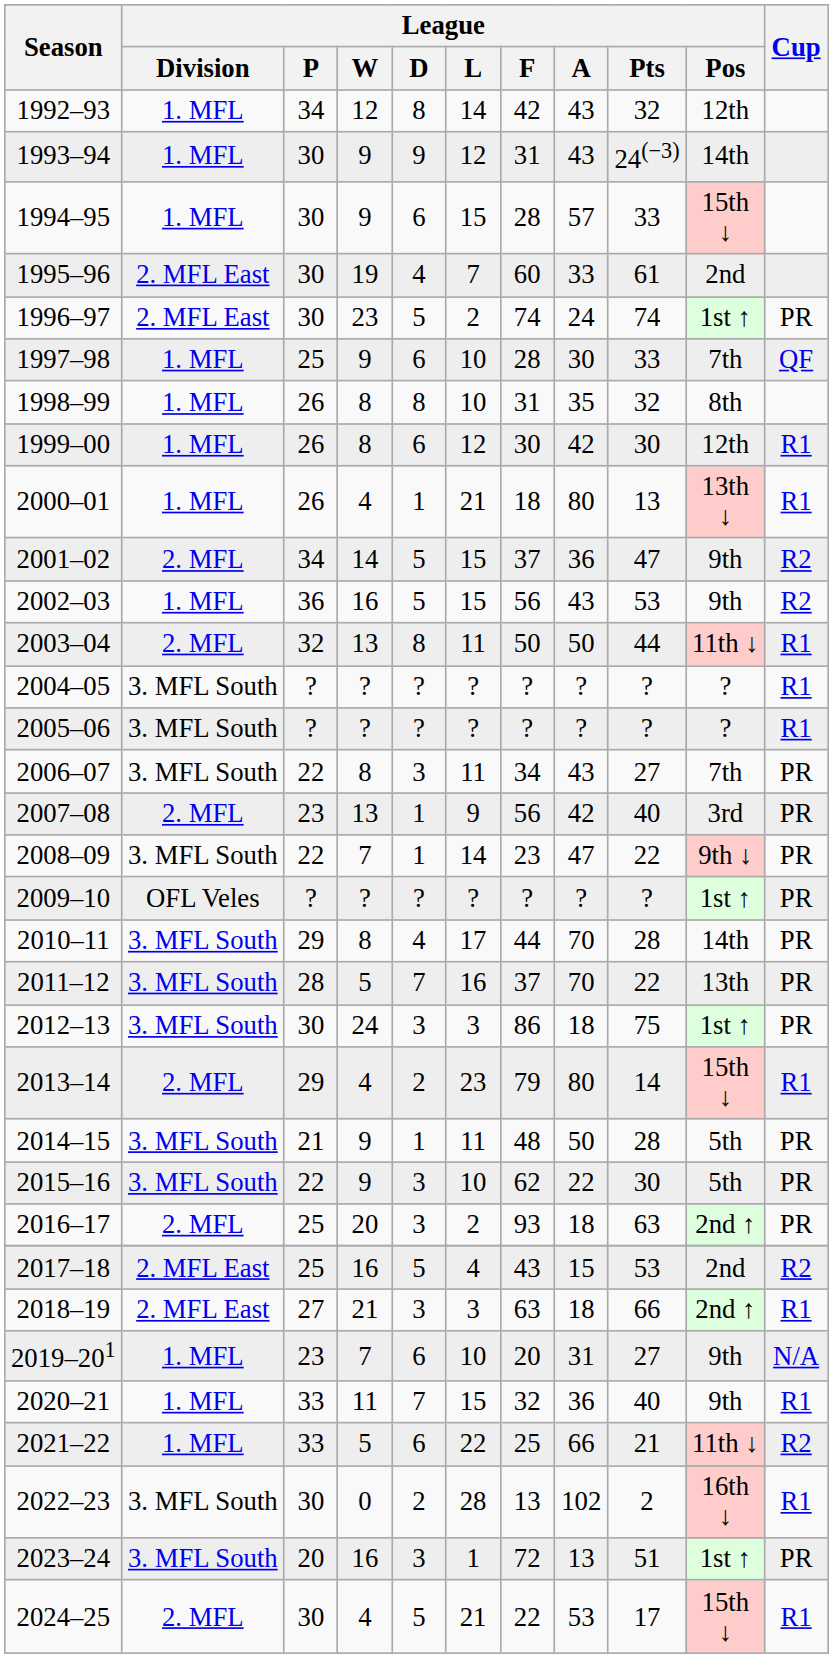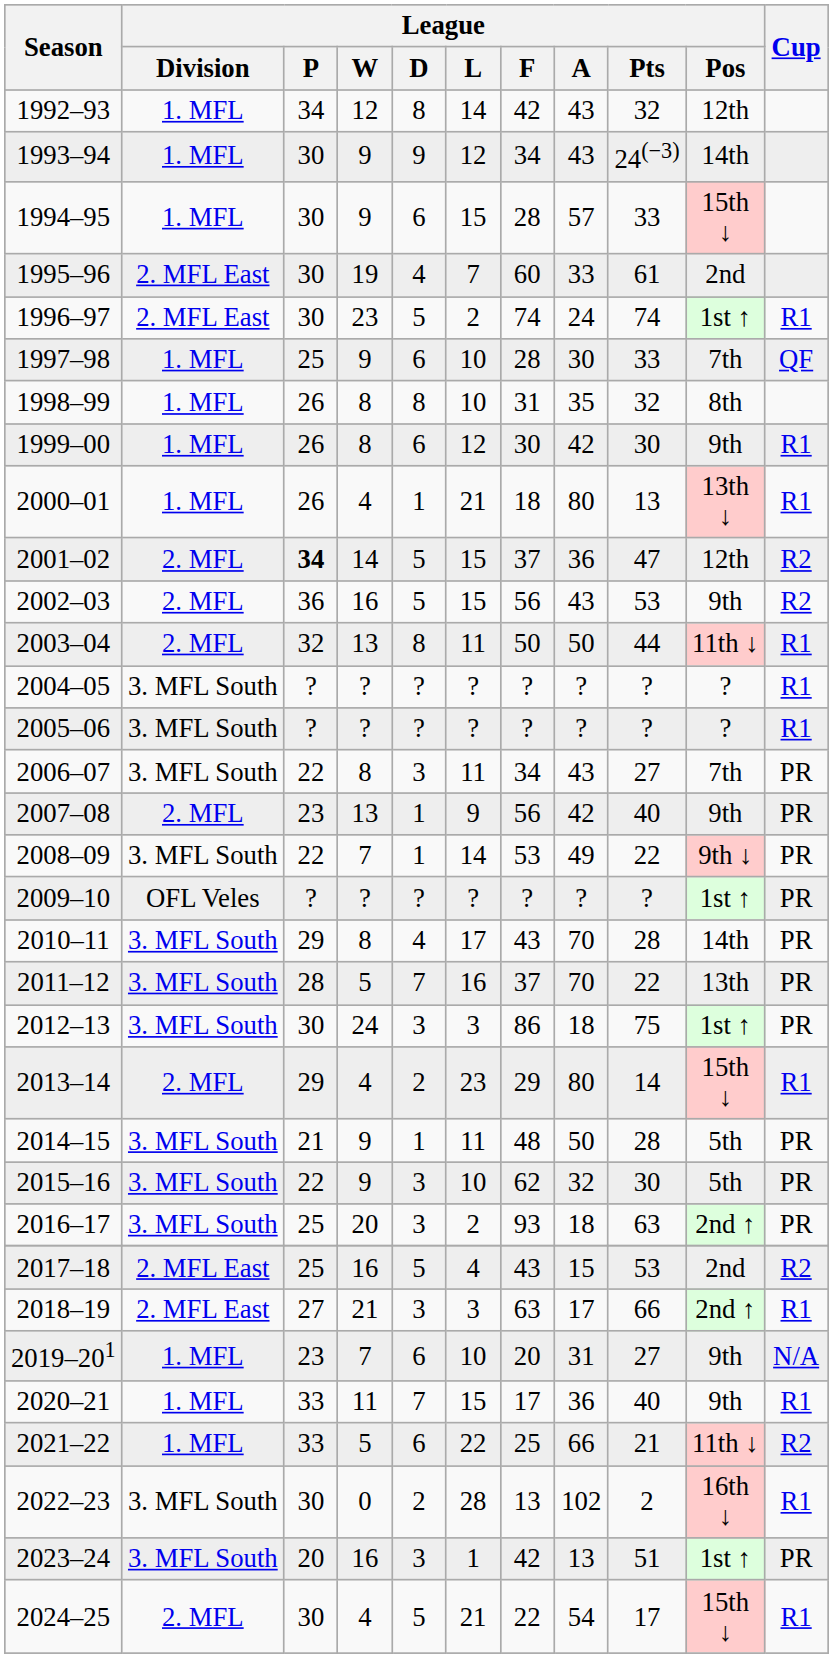(527, 156) 31 -> (527, 156) 34
(796, 317) PR -> (796, 317) R1
(725, 444) 12th -> (725, 444) 9th
(311, 559) normal -> (311, 559) bold
(725, 559) 9th -> (725, 559) 12th
(203, 601) 1. MFL -> (203, 601) 2. MFL
(725, 813) 3rd -> (725, 813) 9th
(527, 855) 23 -> (527, 855) 53
(581, 855) 47 -> (581, 855) 49
(527, 940) 44 -> (527, 940) 43
(527, 1082) 79 -> (527, 1082) 29
(581, 1182) 22 -> (581, 1182) 32
(203, 1224) 2. MFL -> (203, 1224) 3. MFL South
(581, 1309) 18 -> (581, 1309) 17
(527, 1401) 32 -> (527, 1401) 17
(527, 1558) 72 -> (527, 1558) 42
(581, 1616) 53 -> (581, 1616) 54
